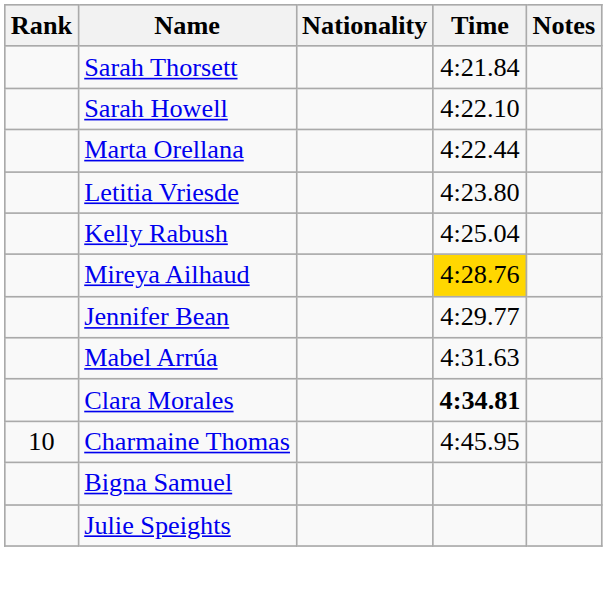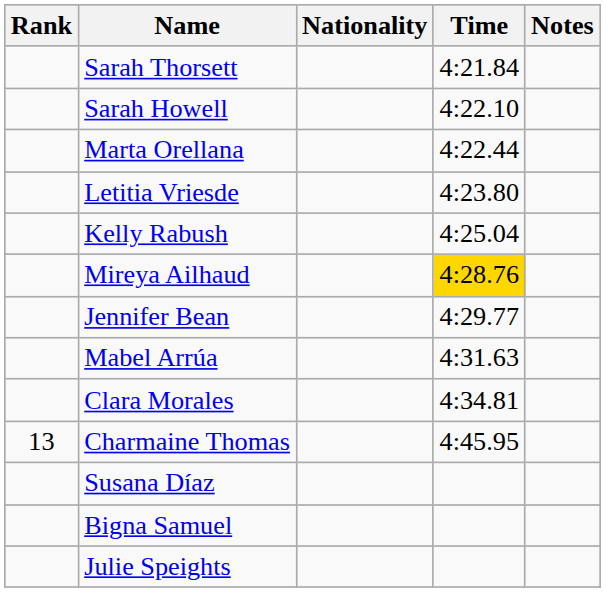(480, 399) bold -> (479, 399) normal
(41, 441) 10 -> (41, 441) 13
+ row: (149, 483)
